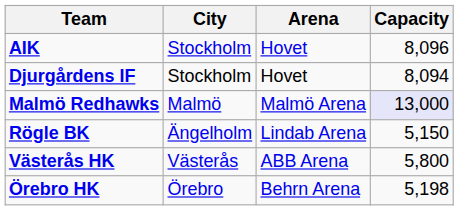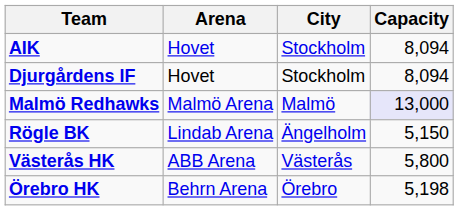columns swapped: (210, 19) <-> (313, 19)
(427, 48) 8,096 -> (427, 48) 8,094
